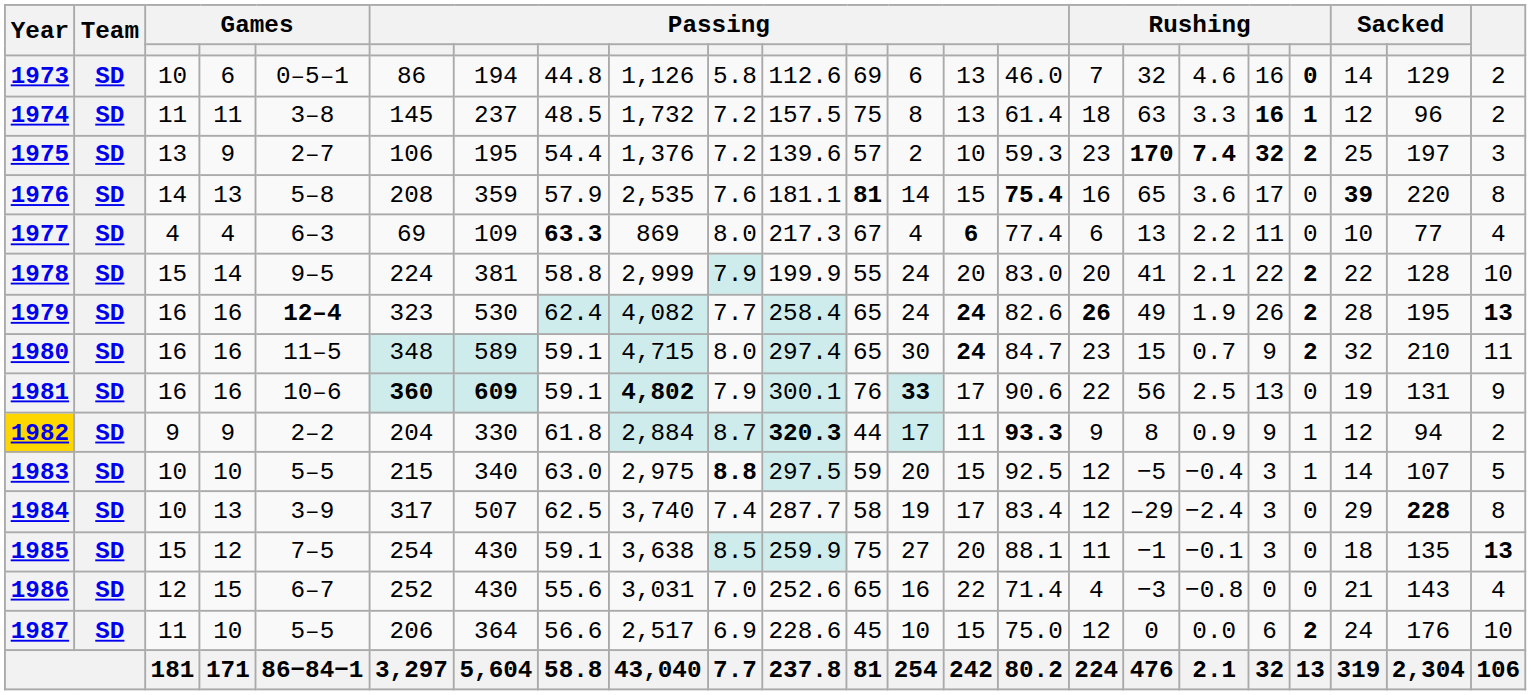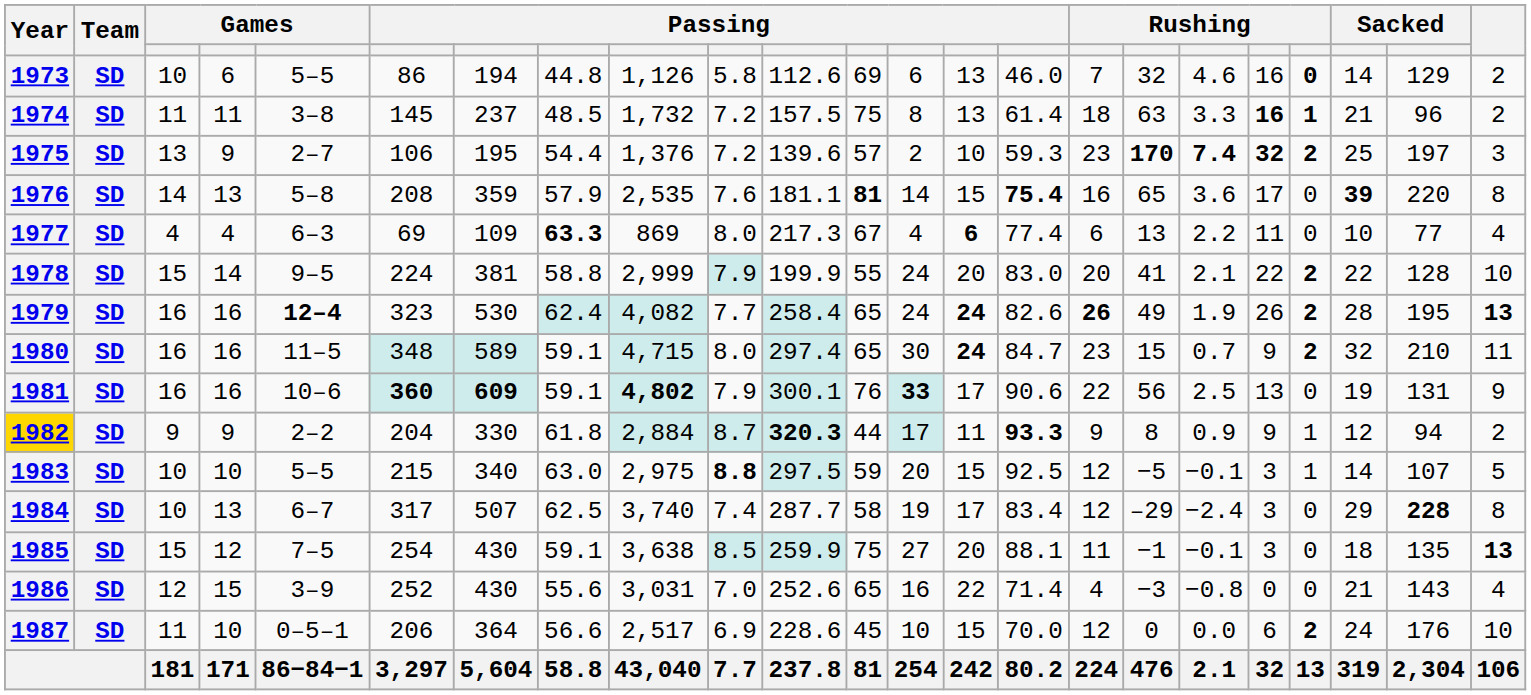(312, 76) 0–5–1 -> (312, 76) 5–5
(1358, 116) 12 -> (1358, 116) 21
(1214, 472) −0.4 -> (1214, 472) −0.1
(312, 512) 3–9 -> (312, 512) 6–7
(312, 591) 6–7 -> (312, 591) 3–9
(312, 631) 5–5 -> (312, 631) 0–5–1
(1034, 631) 75.0 -> (1034, 631) 70.0
